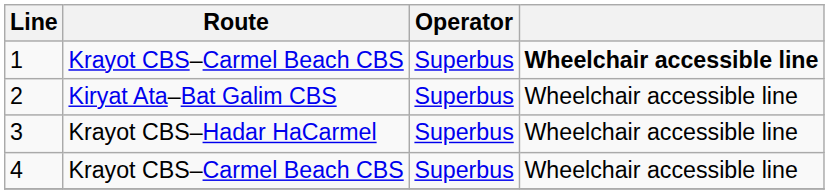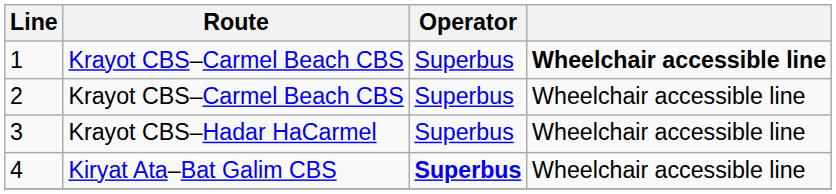(203, 96) Kiryat Ata–Bat Galim CBS -> (236, 96) Krayot CBS–Carmel Beach CBS
(236, 170) Krayot CBS–Carmel Beach CBS -> (203, 170) Kiryat Ata–Bat Galim CBS
(464, 170) normal -> (468, 170) bold
